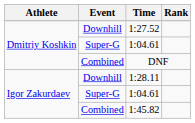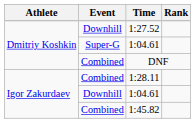(102, 77) Downhill -> (102, 77) Combined
(102, 94) Super-G -> (102, 94) Downhill
